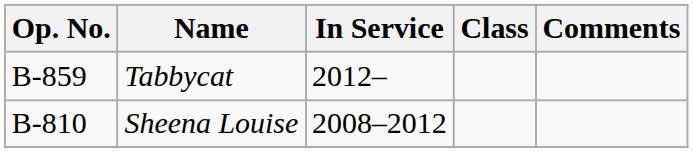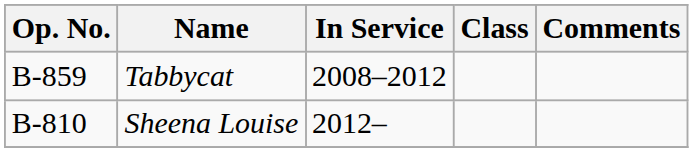(349, 75) 2012– -> (379, 75) 2008–2012
(379, 123) 2008–2012 -> (349, 123) 2012–
